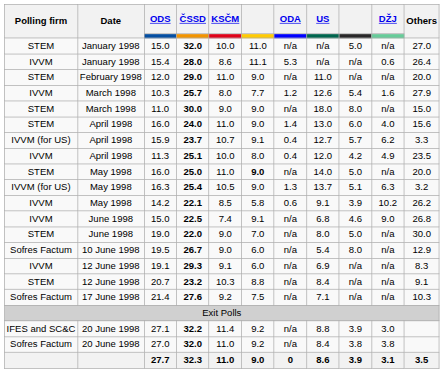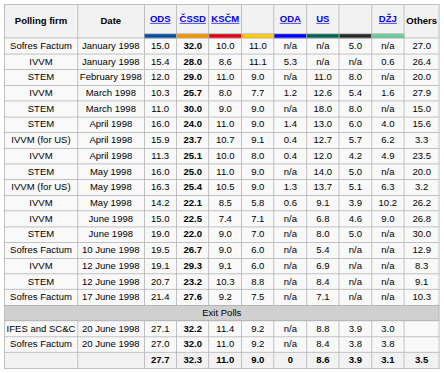(41, 45) STEM -> (41, 45) Sofres Factum
(355, 77) n/a -> (355, 77) 8.0
(258, 171) bold -> (258, 171) normal
(258, 218) 9.1 -> (258, 218) 7.1
(355, 250) 8.0 -> (355, 250) n/a
